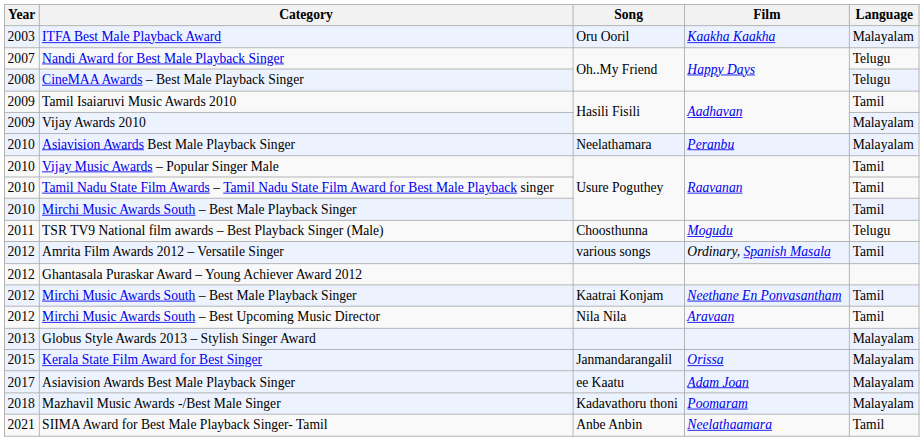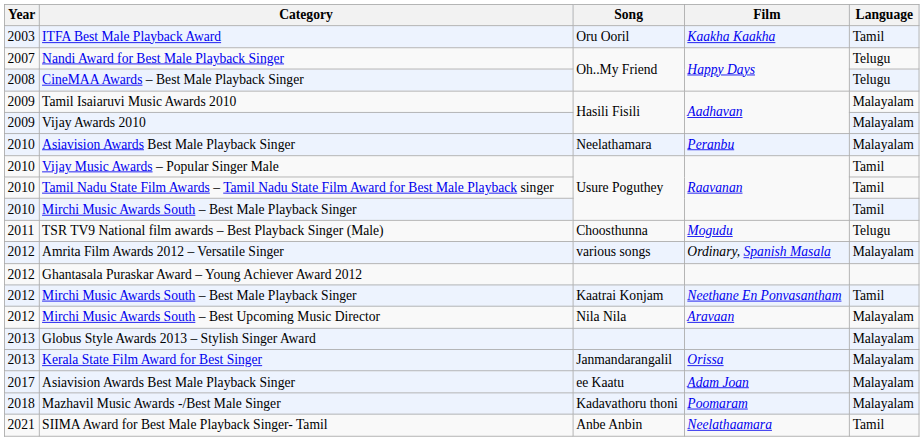(883, 36) Malayalam -> (868, 36) Tamil
(868, 101) Tamil -> (883, 101) Malayalam
(868, 252) Tamil -> (883, 252) Malayalam
(868, 317) Tamil -> (883, 317) Malayalam
(21, 360) 2015 -> (21, 360) 2013
